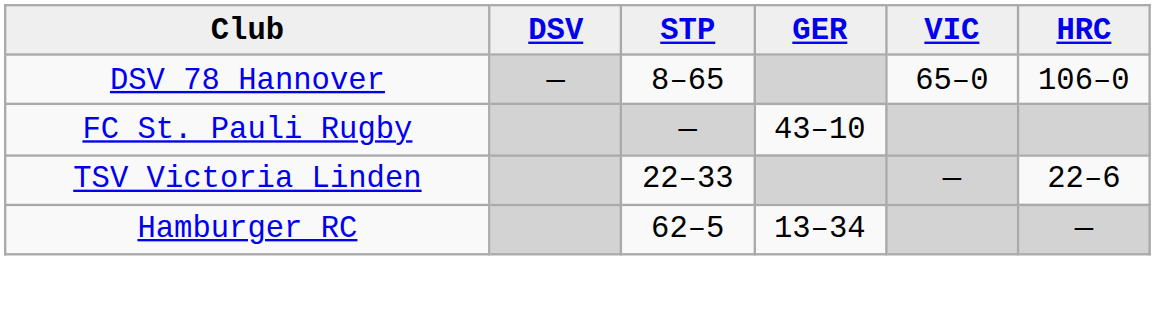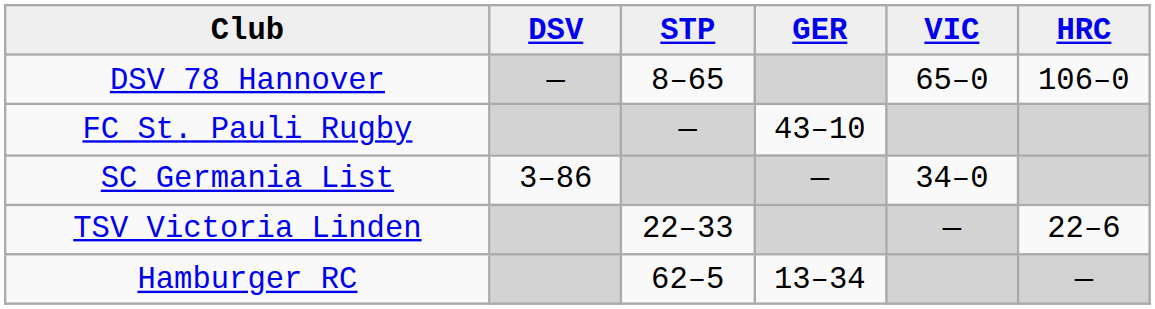+ row: (247, 179)
